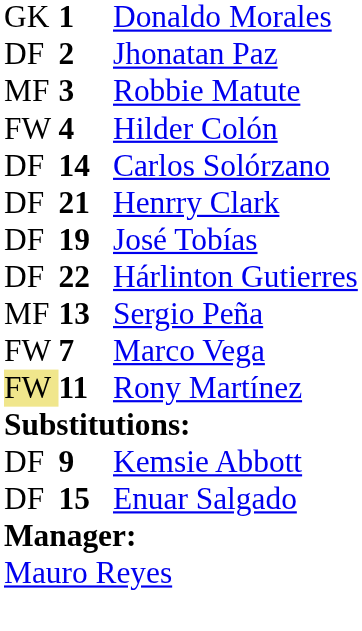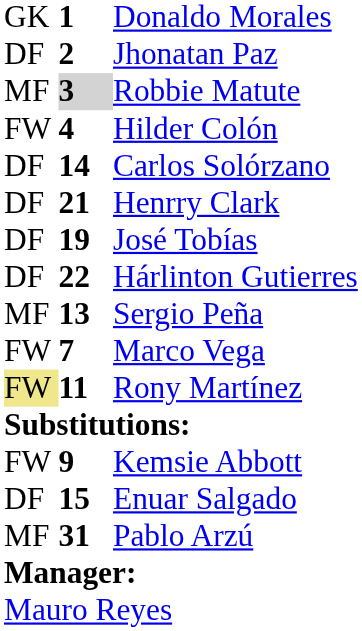(66, 91) no background -> (66, 91) lightgrey background
(24, 461) DF -> (28, 461) FW
+ row: (183, 535)
